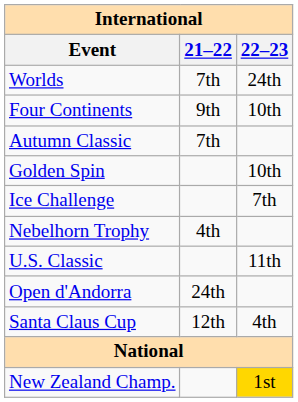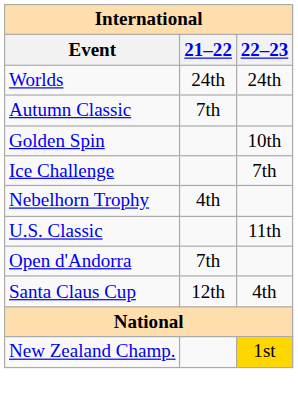(208, 79) 7th -> (208, 79) 24th
- row: (71, 110)
(208, 291) 24th -> (208, 261) 7th
